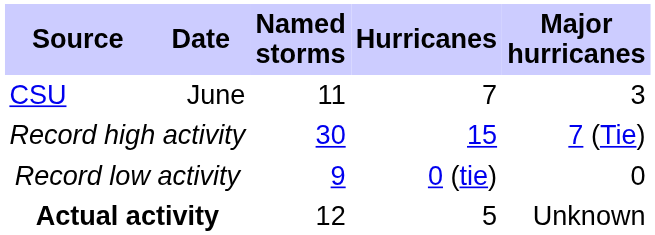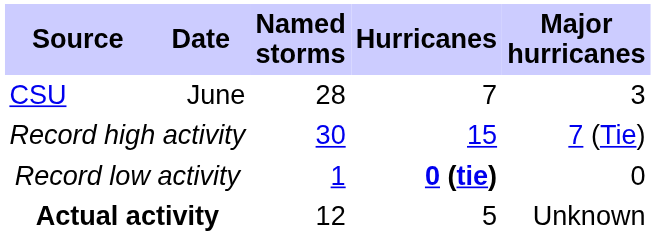(332, 94) 11 -> (331, 94) 28
(338, 176) 9 -> (338, 176) 1
(463, 176) normal -> (461, 176) bold
